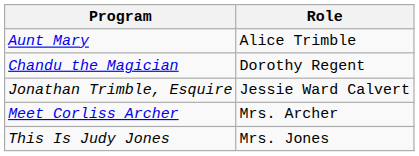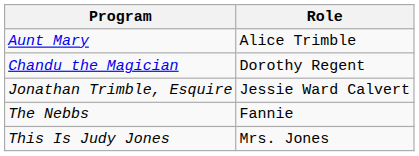- row: (93, 114)
+ row: (49, 114)
